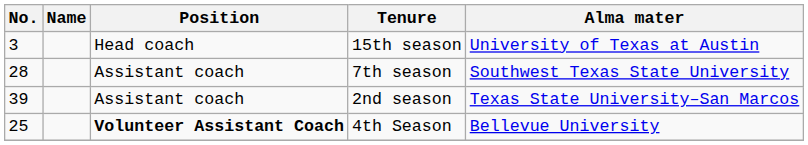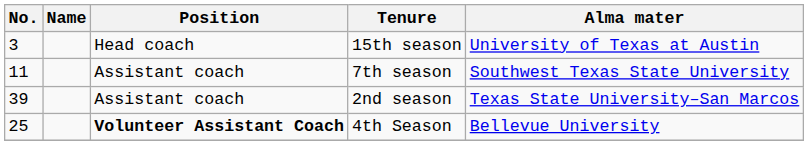(19, 72) 28 -> (19, 72) 11
